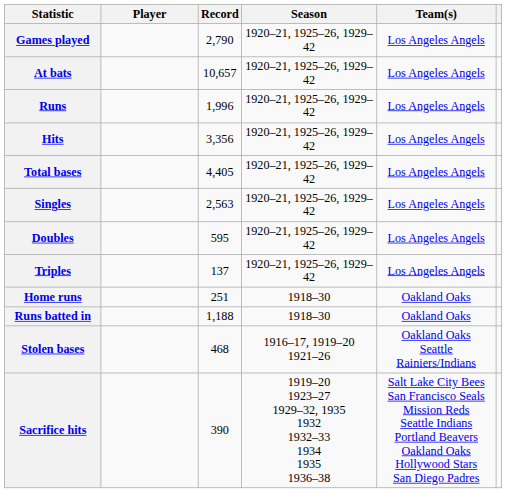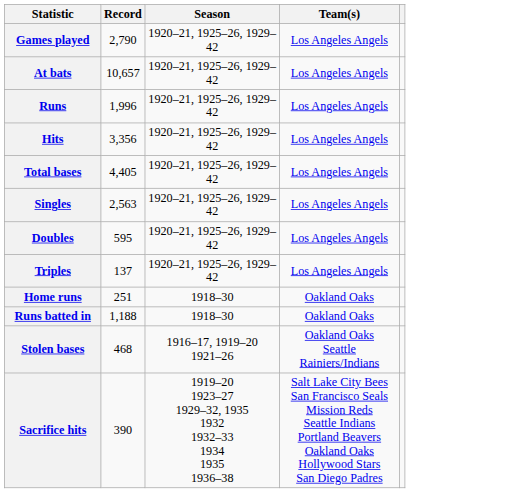- column: (150, 14)
